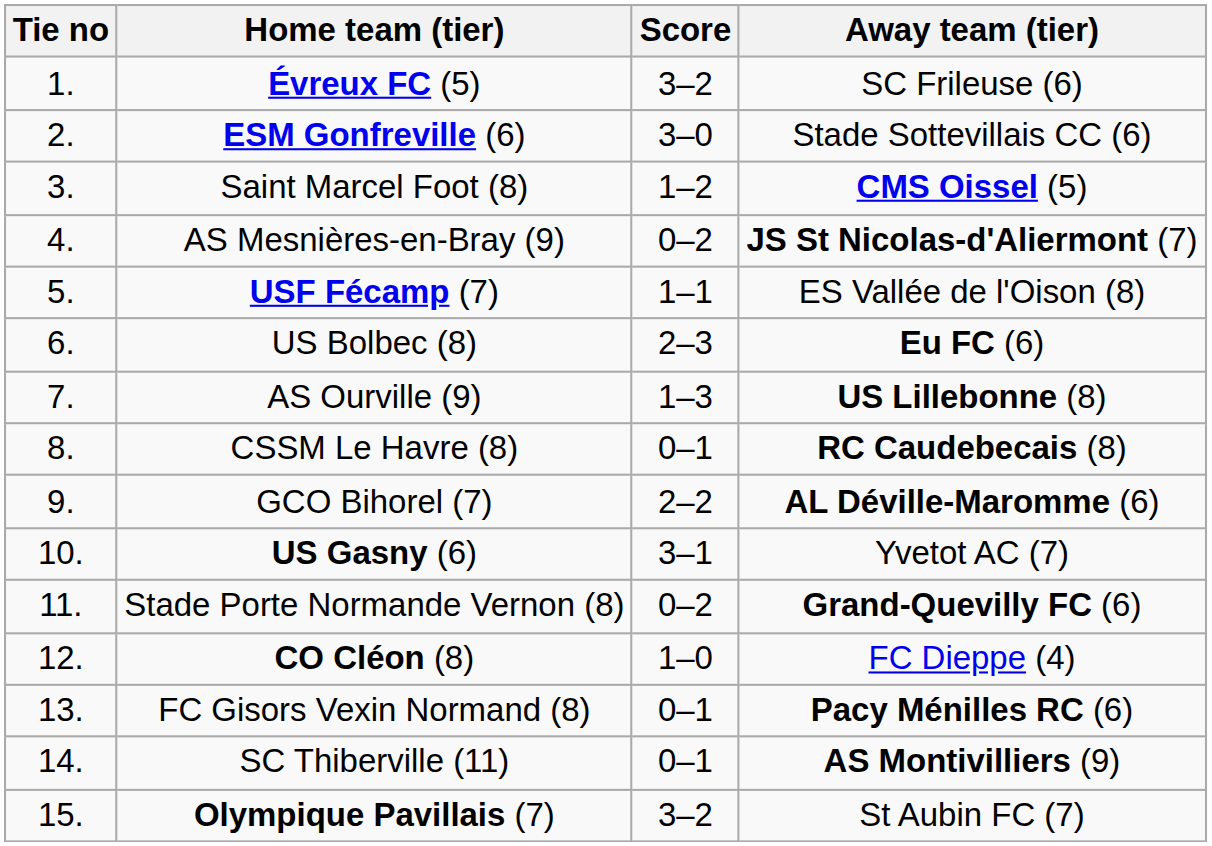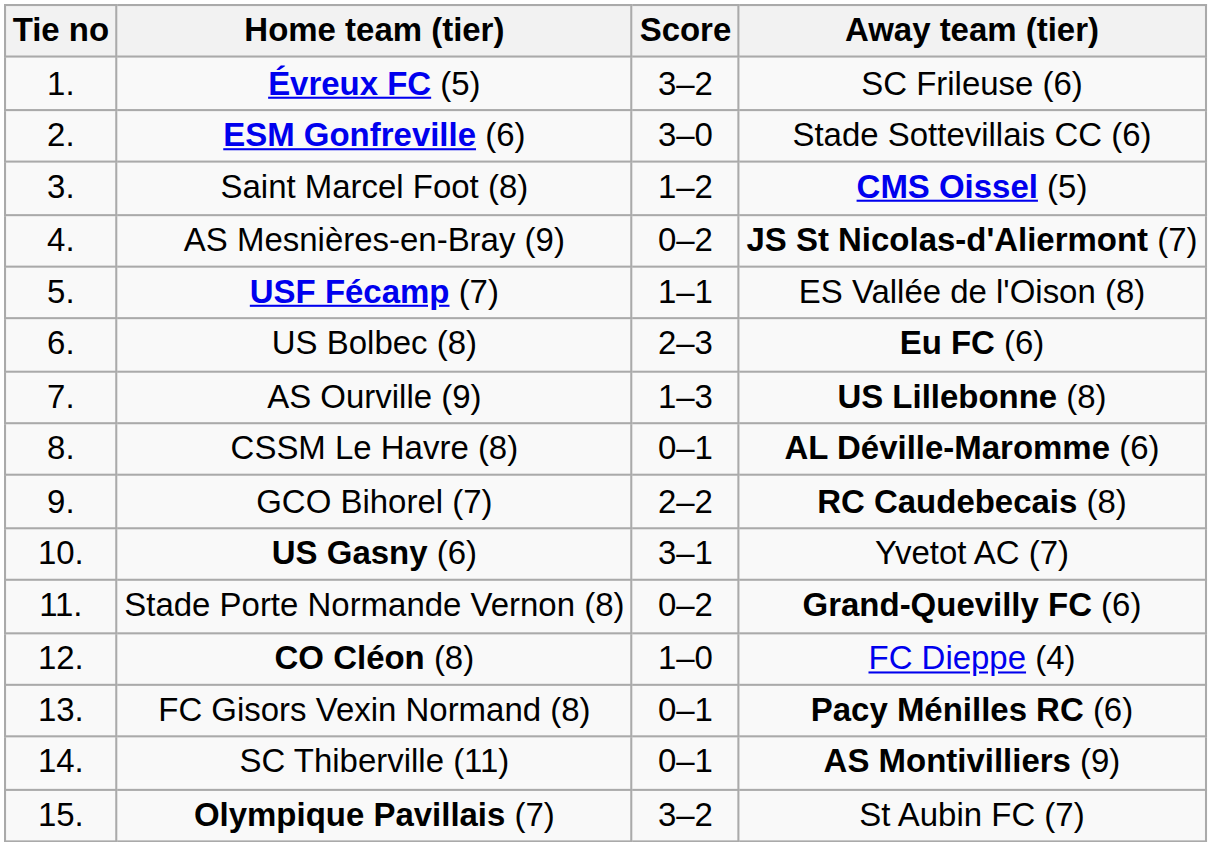(972, 448) RC Caudebecais (8) -> (972, 448) AL Déville-Maromme (6)
(972, 501) AL Déville-Maromme (6) -> (972, 501) RC Caudebecais (8)
